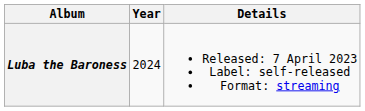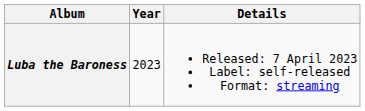(147, 65) 2024 -> (147, 65) 2023
